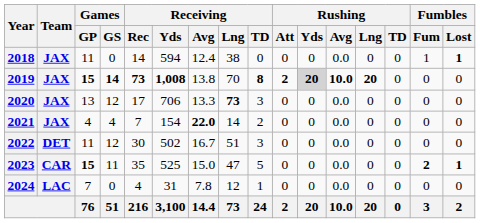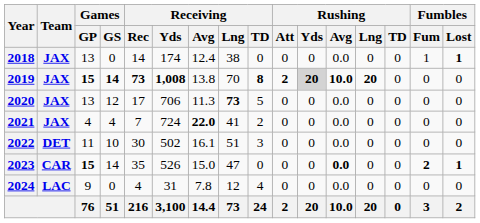(88, 57) 11 -> (88, 57) 13
(170, 57) 594 -> (170, 57) 174
(203, 100) 13.3 -> (203, 100) 11.3
(260, 100) 3 -> (260, 100) 5
(170, 121) 154 -> (170, 121) 724
(233, 121) 14 -> (233, 121) 41
(112, 143) 12 -> (112, 143) 10
(203, 143) 16.7 -> (203, 143) 16.1
(112, 164) 11 -> (112, 164) 14
(170, 164) 525 -> (170, 164) 526
(260, 164) 5 -> (260, 164) 0
(341, 164) normal -> (341, 164) bold
(88, 185) 7 -> (88, 185) 9
(260, 185) 1 -> (260, 185) 4
